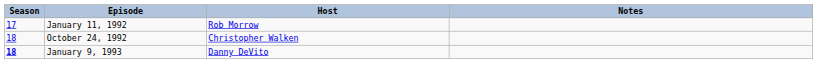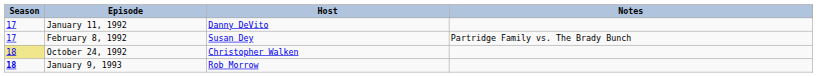(233, 25) Rob Morrow -> (238, 25) Danny DeVito
+ row: (87, 38)
(11, 38) no background -> (11, 52) khaki background
(238, 52) Danny DeVito -> (233, 65) Rob Morrow
